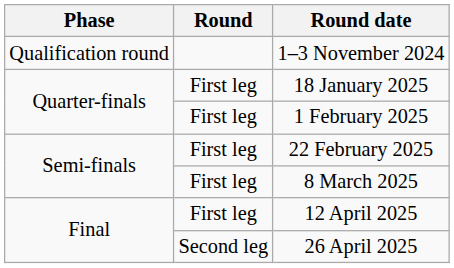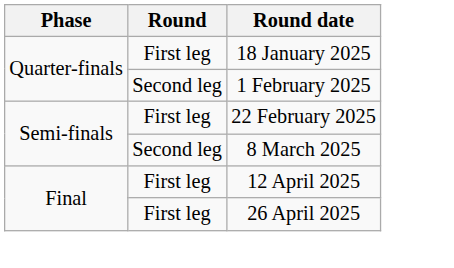- row: (361, 52)
(223, 117) First leg -> (177, 85) Second leg
(223, 181) First leg -> (177, 149) Second leg
(223, 246) Second leg -> (177, 213) First leg
